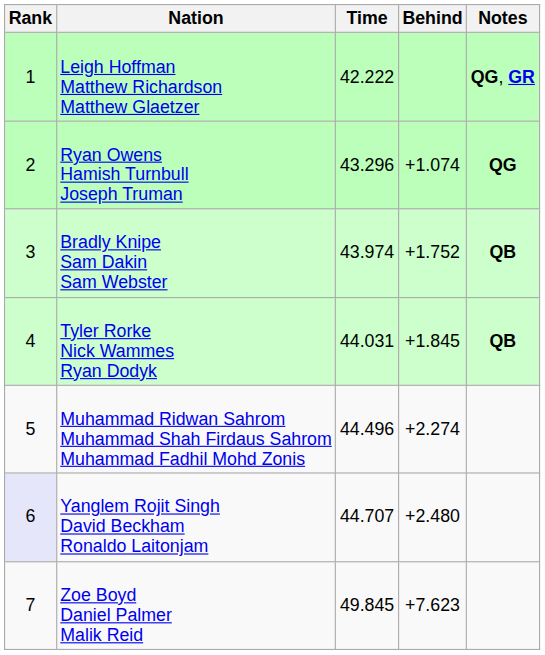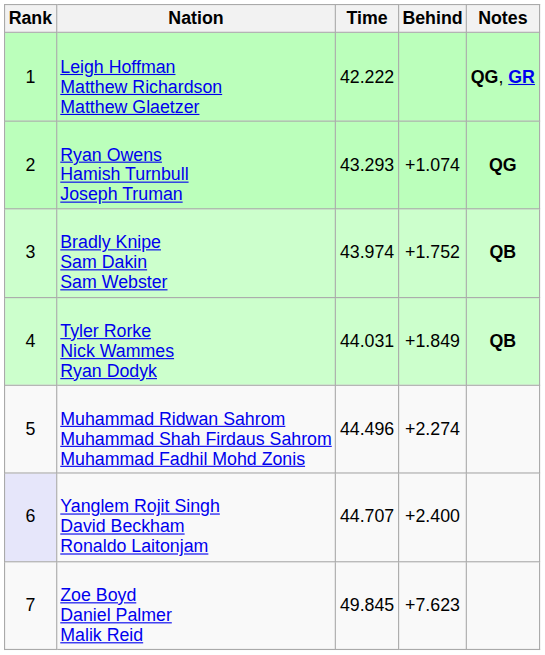(367, 164) 43.296 -> (367, 164) 43.293
(433, 341) +1.845 -> (433, 341) +1.849
(433, 517) +2.480 -> (433, 517) +2.400
